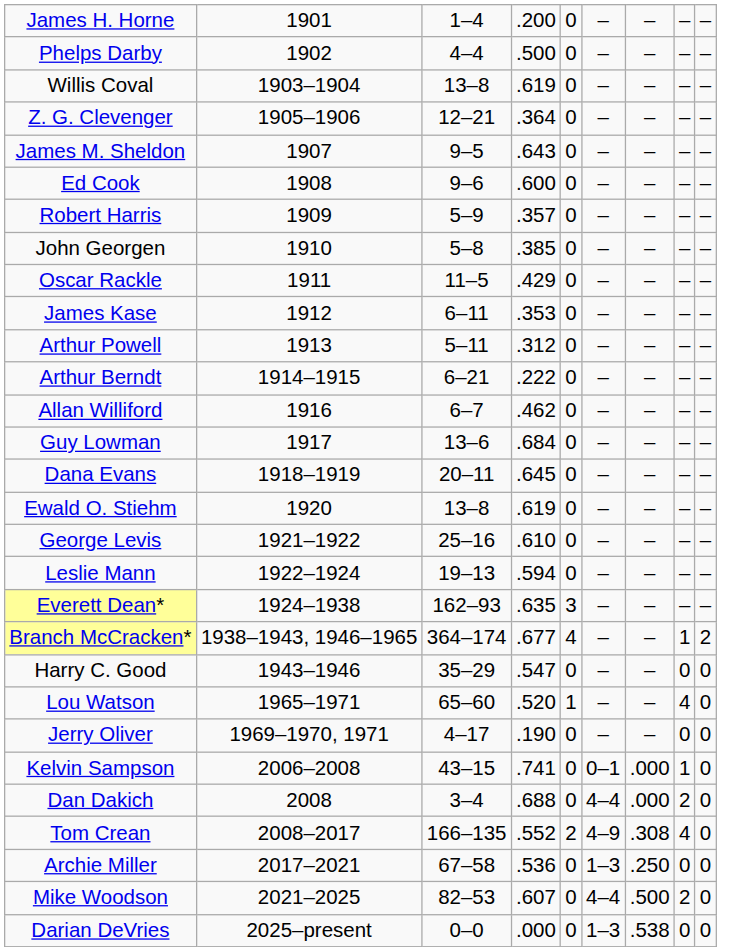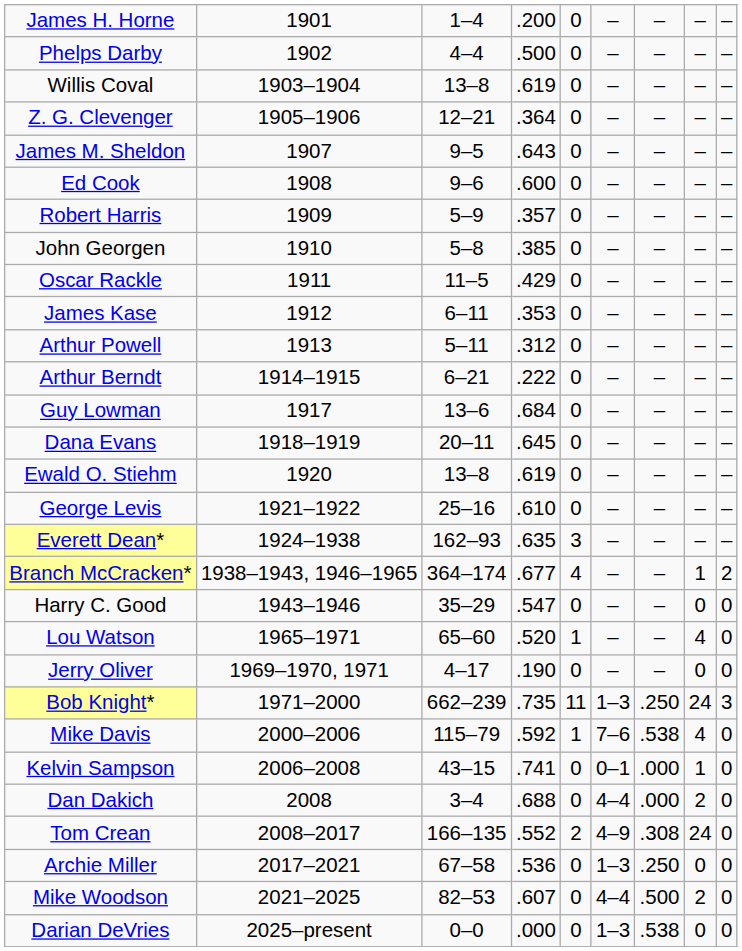- row: (100, 410)
- row: (100, 572)
+ row: (100, 702)
+ row: (100, 735)
(685, 832) 4 -> (700, 832) 24
